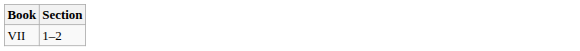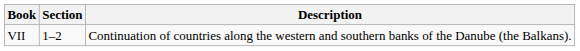+ column: (330, 14)
